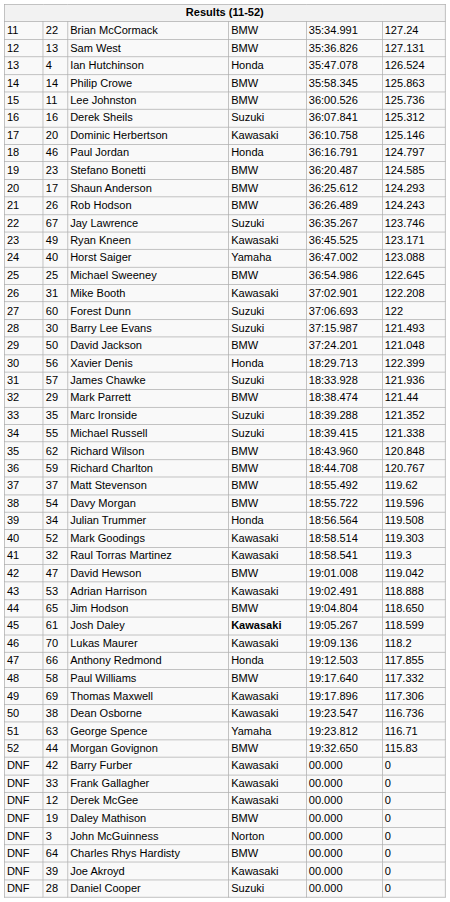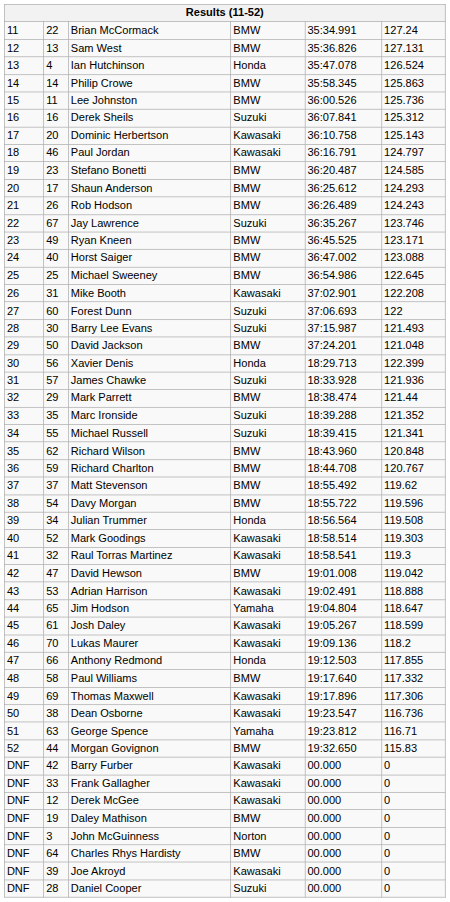(405, 135) 125.146 -> (404, 135) 125.143
(247, 153) Honda -> (257, 153) Kawasaki
(255, 240) Kawasaki -> (247, 240) BMW
(251, 258) Yamaha -> (247, 258) BMW
(405, 433) 121.338 -> (404, 433) 121.341
(245, 608) BMW -> (253, 608) Yamaha
(404, 608) 118.650 -> (404, 608) 118.647
(256, 626) bold -> (257, 626) normal
